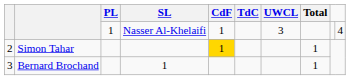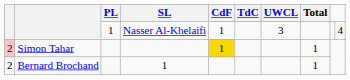(10, 48) no background -> (10, 48) pink background
(10, 65) 3 -> (10, 65) 2
